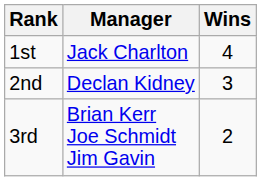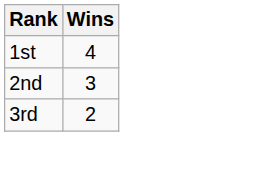- column: (131, 20)
